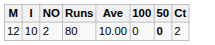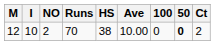+ column: (107, 13)
(71, 31) 80 -> (71, 31) 70
